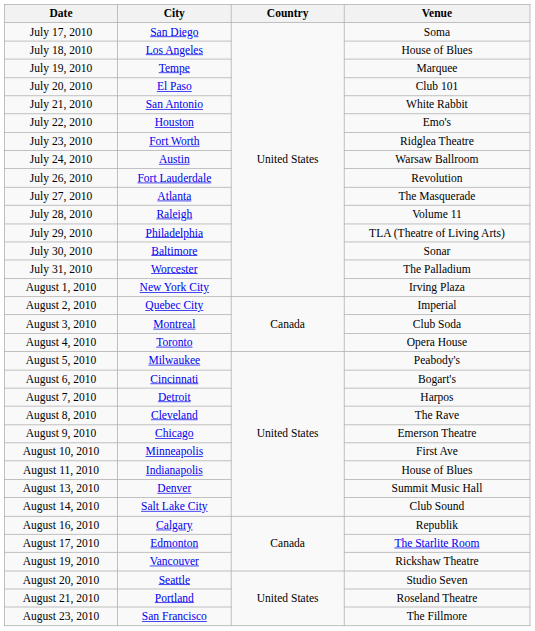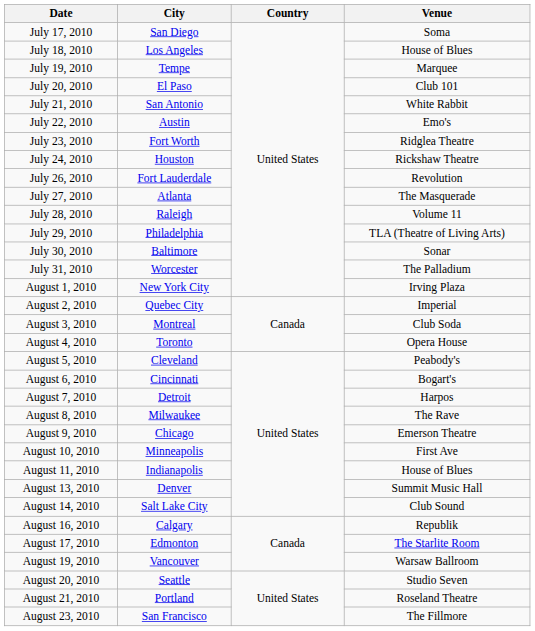(174, 123) Houston -> (174, 123) Austin
(174, 159) Austin -> (174, 159) Houston
(437, 159) Warsaw Ballroom -> (437, 159) Rickshaw Theatre
(174, 360) Milwaukee -> (174, 360) Cleveland
(174, 415) Cleveland -> (174, 415) Milwaukee
(437, 561) Rickshaw Theatre -> (437, 561) Warsaw Ballroom
